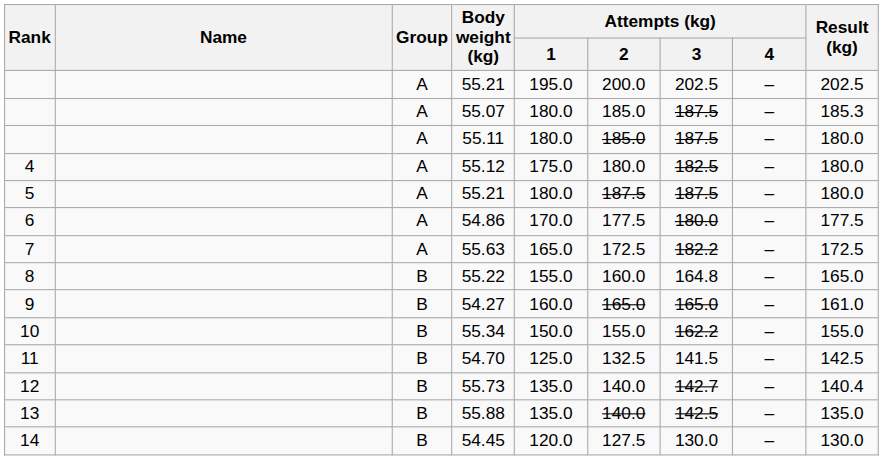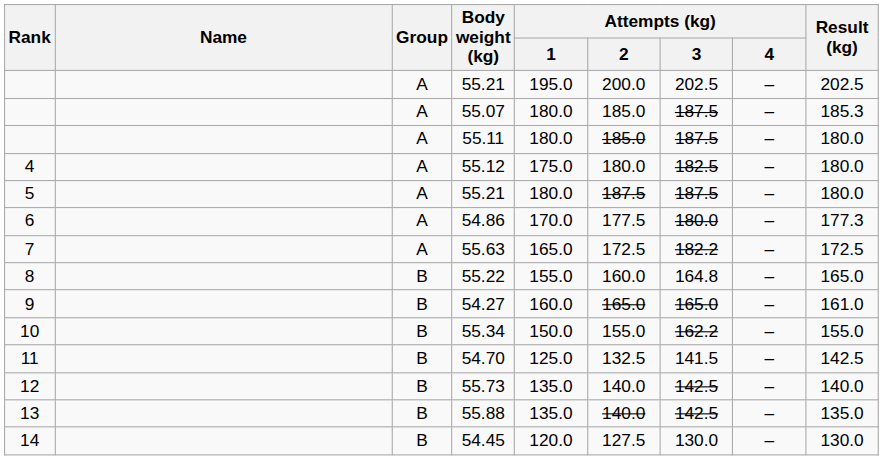(842, 221) 177.5 -> (842, 221) 177.3
(697, 385) 142.7 -> (697, 385) 142.5
(842, 385) 140.4 -> (842, 385) 140.0
